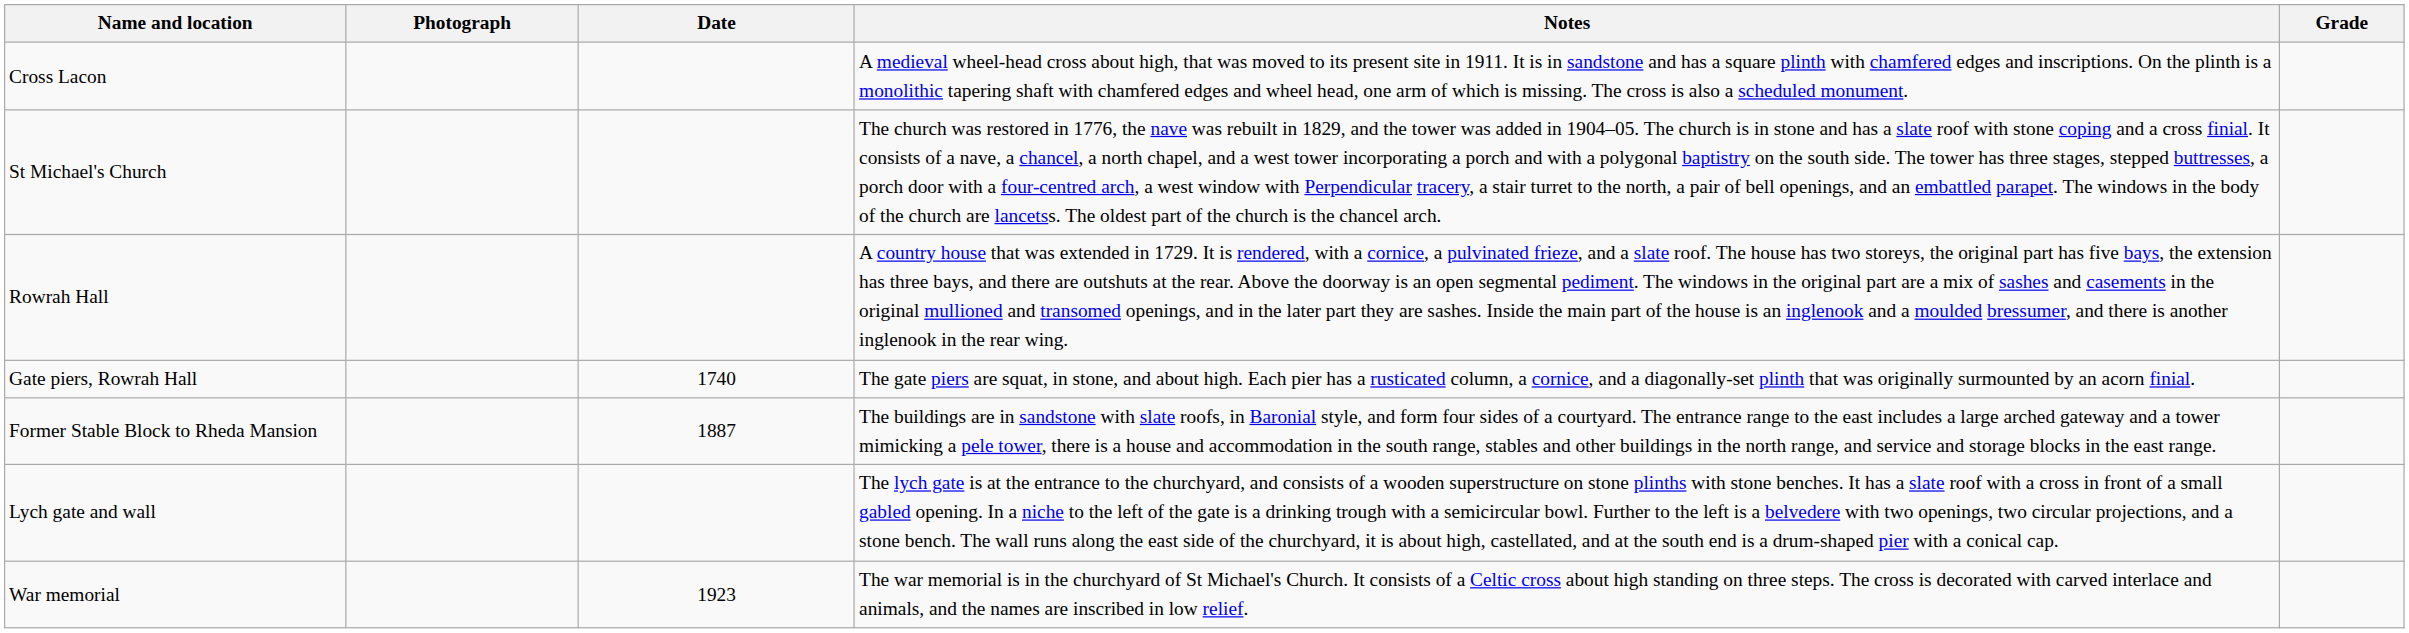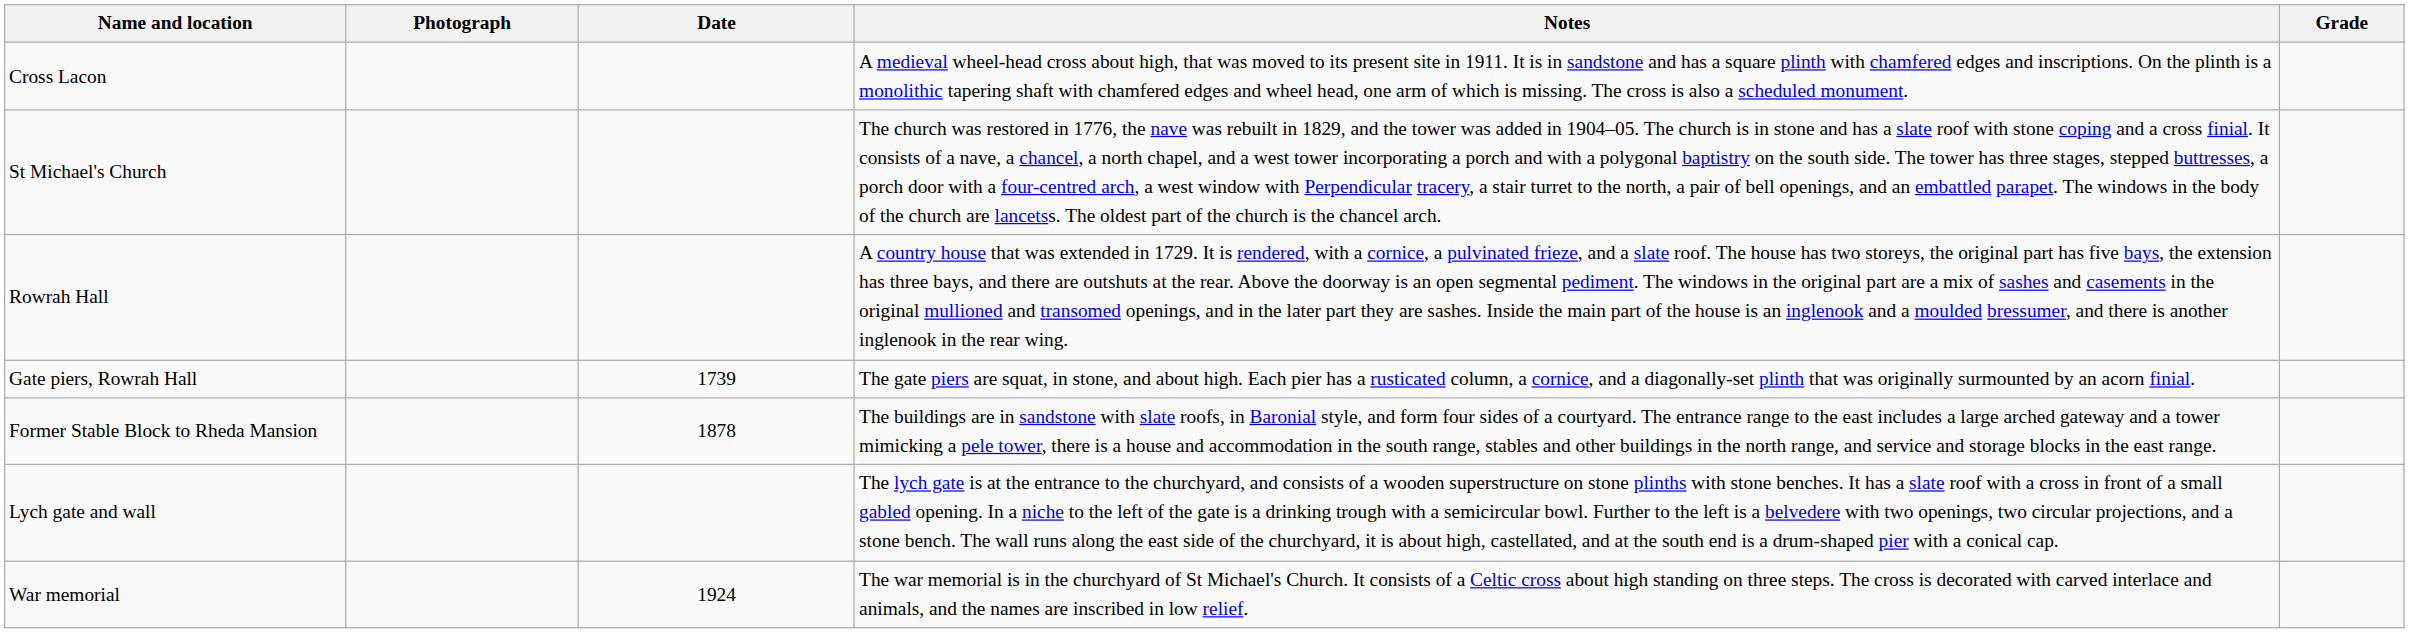(717, 378) 1740 -> (717, 378) 1739
(717, 431) 1887 -> (717, 431) 1878
(717, 594) 1923 -> (717, 594) 1924
